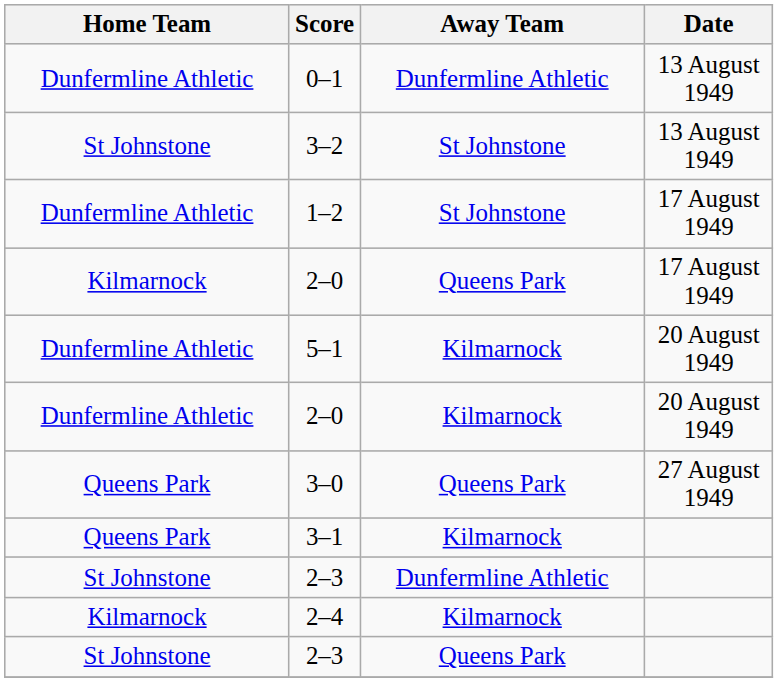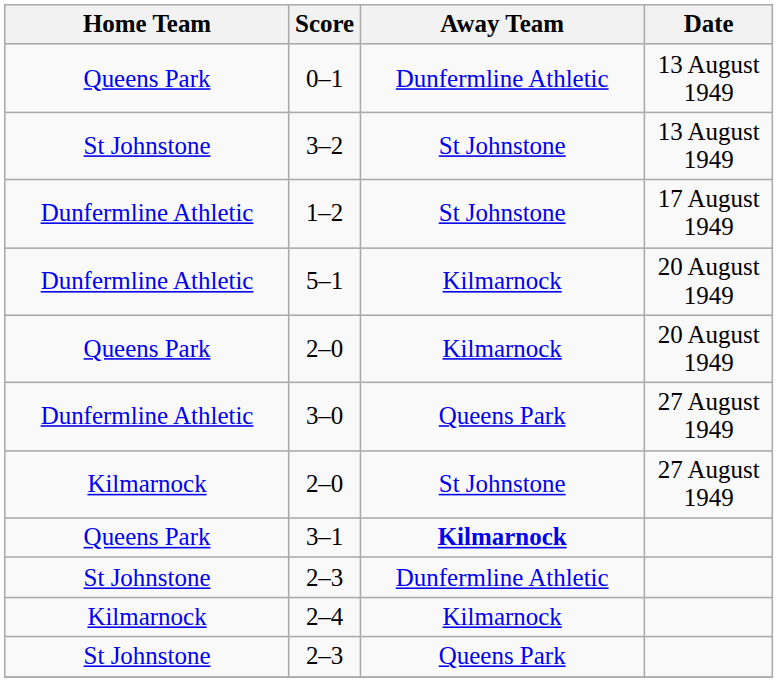(147, 77) Dunfermline Athletic -> (147, 77) Queens Park
- row: (325, 280)
(147, 416) Dunfermline Athletic -> (147, 348) Queens Park
(147, 483) Queens Park -> (147, 416) Dunfermline Athletic
+ row: (325, 483)
(502, 537) normal -> (502, 537) bold
